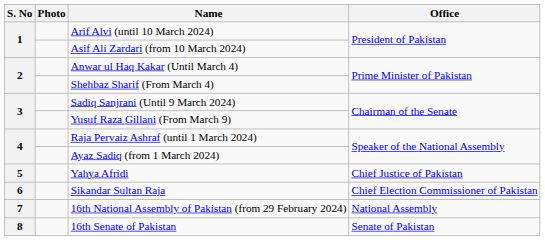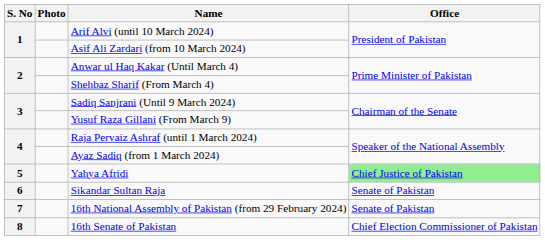(407, 173) no background -> (407, 173) lightgreen background
(445, 191) Chief Election Commissioner of Pakistan -> (393, 191) Senate of Pakistan
(394, 208) National Assembly -> (393, 208) Senate of Pakistan
(393, 226) Senate of Pakistan -> (445, 226) Chief Election Commissioner of Pakistan
